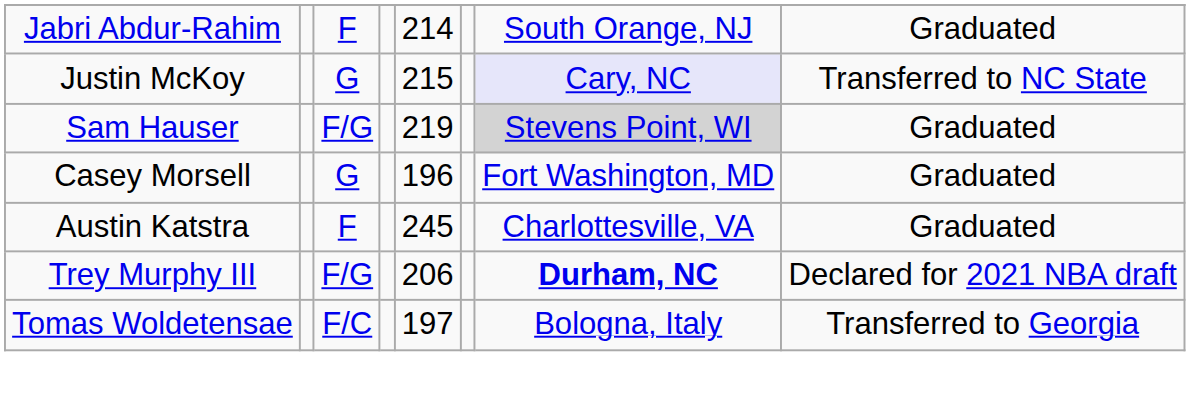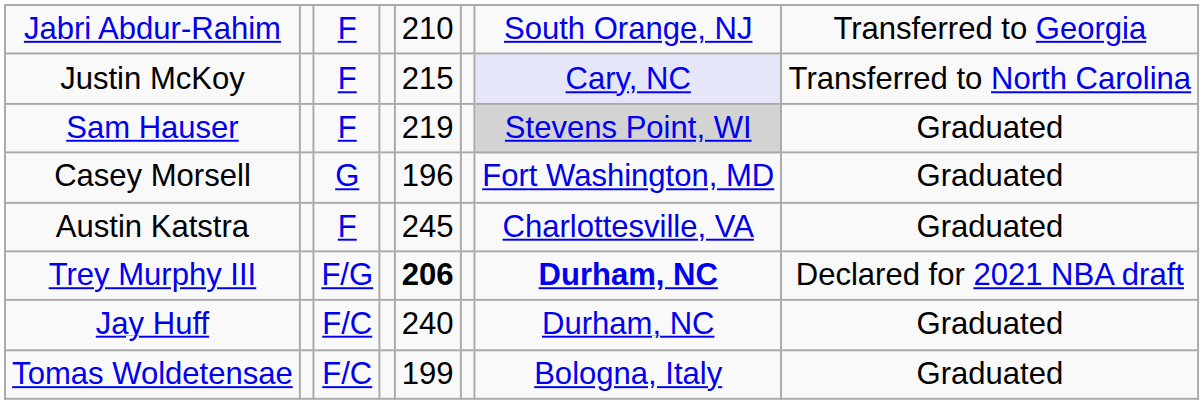(428, 29) 214 -> (428, 29) 210
(983, 29) Graduated -> (990, 29) Transferred to Georgia
(347, 78) G -> (347, 78) F
(983, 78) Transferred to NC State -> (990, 78) Transferred to North Carolina
(347, 127) F/G -> (347, 127) F
(428, 275) normal -> (428, 275) bold
+ row: (152, 324)
(428, 324) 197 -> (428, 373) 199
(983, 324) Transferred to Georgia -> (990, 373) Graduated
